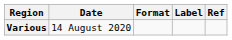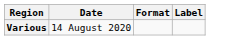- column: (216, 12)
